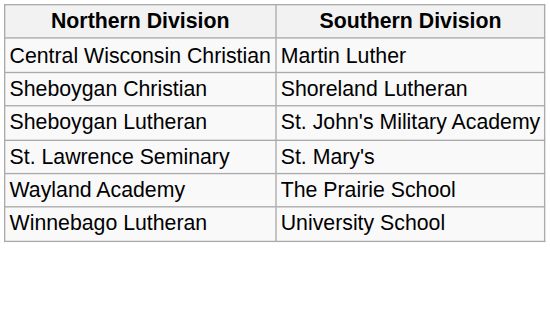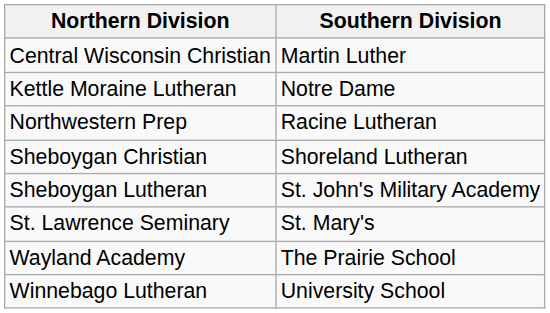+ row: (123, 88)
+ row: (98, 122)
